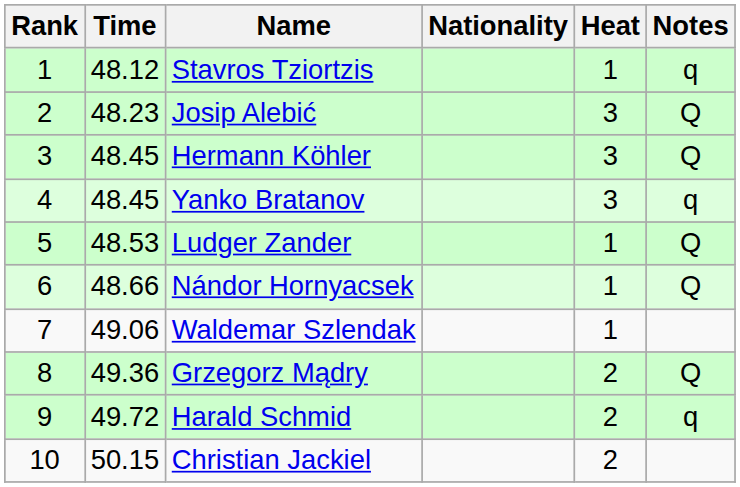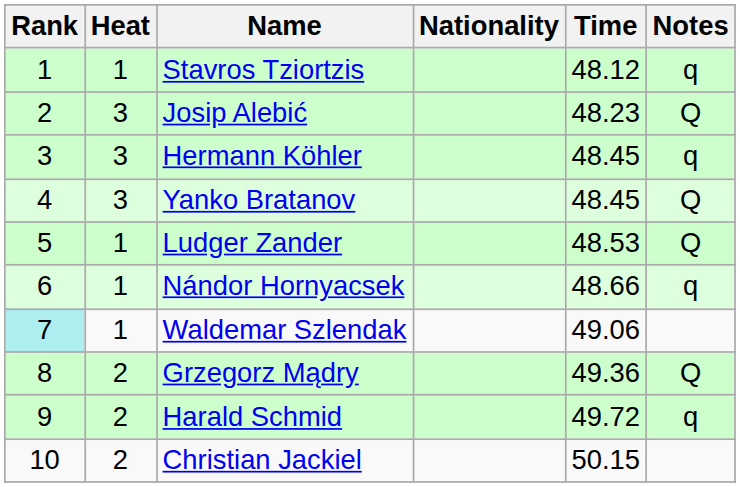columns swapped: (610, 26) <-> (125, 26)
(691, 156) Q -> (691, 156) q
(691, 199) q -> (691, 199) Q
(691, 286) Q -> (691, 286) q
(45, 329) no background -> (45, 329) paleturquoise background
